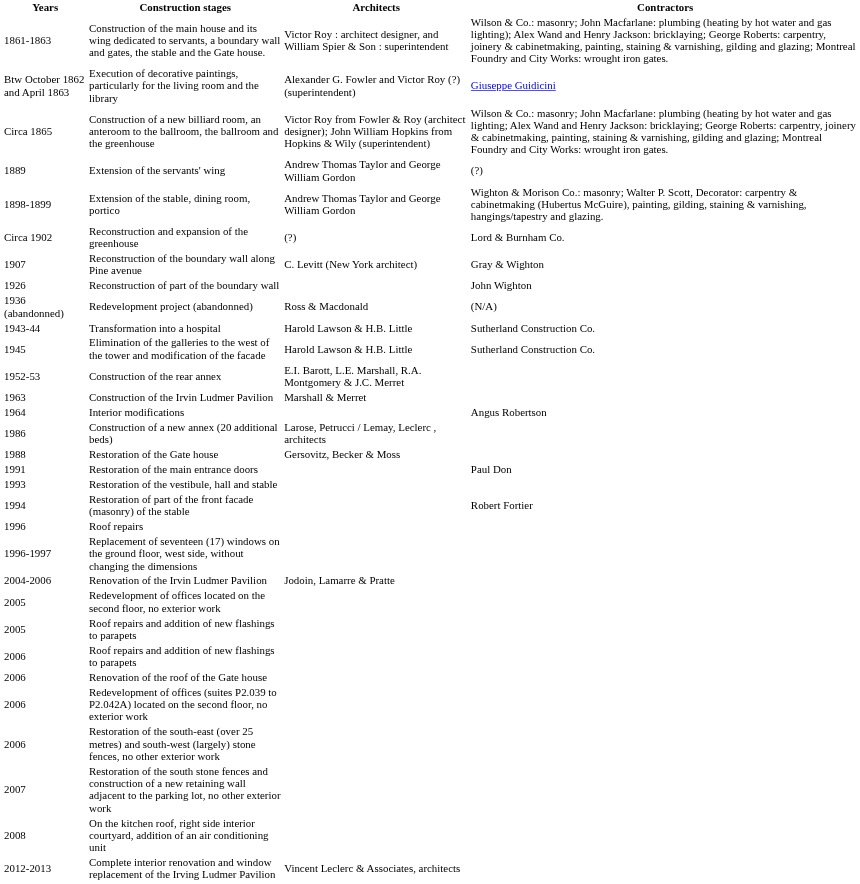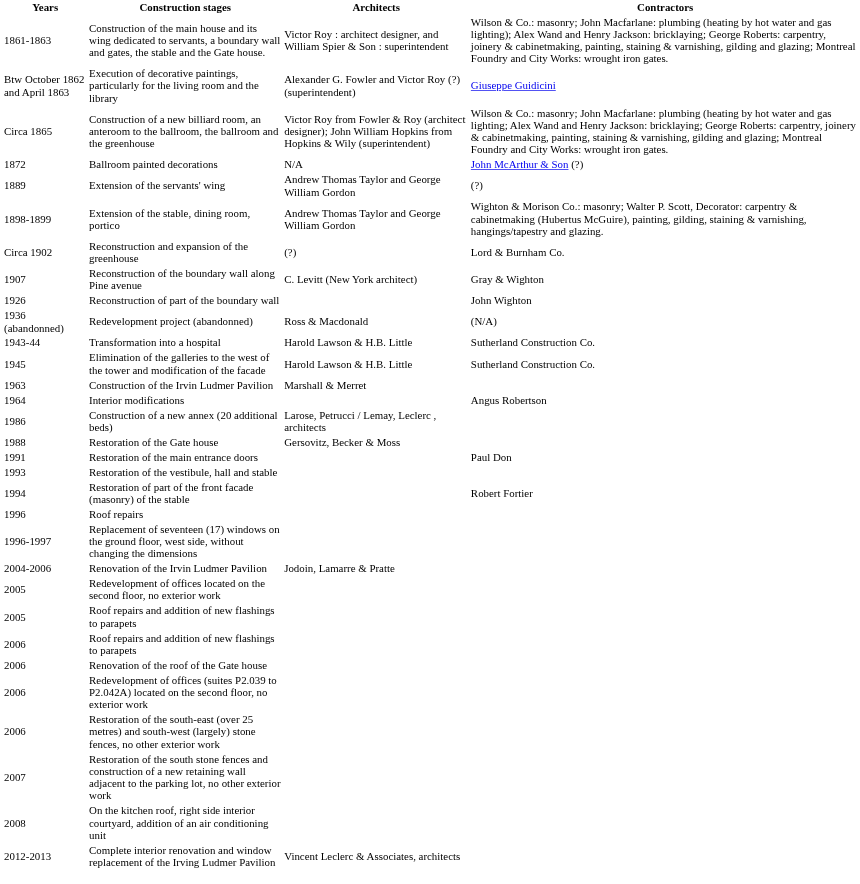+ row: (15, 165)
- row: (22, 376)
